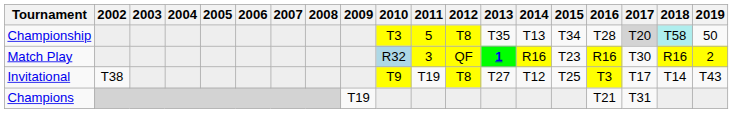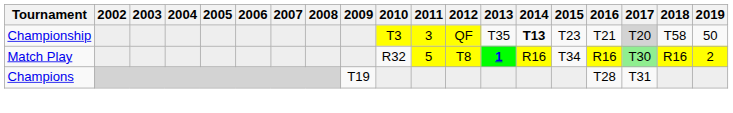(429, 35) 5 -> (429, 35) 3
(464, 35) T8 -> (464, 35) QF
(534, 35) normal -> (534, 35) bold
(569, 35) T34 -> (569, 35) T23
(605, 35) T28 -> (605, 35) T21
(675, 35) paleturquoise background -> (675, 35) no background
(394, 56) lightblue background -> (394, 56) no background
(429, 56) 3 -> (429, 56) 5
(464, 56) QF -> (464, 56) T8
(569, 56) T23 -> (569, 56) T34
(640, 56) no background -> (640, 56) lightgreen background
- row: (39, 77)
(605, 98) T21 -> (605, 77) T28
